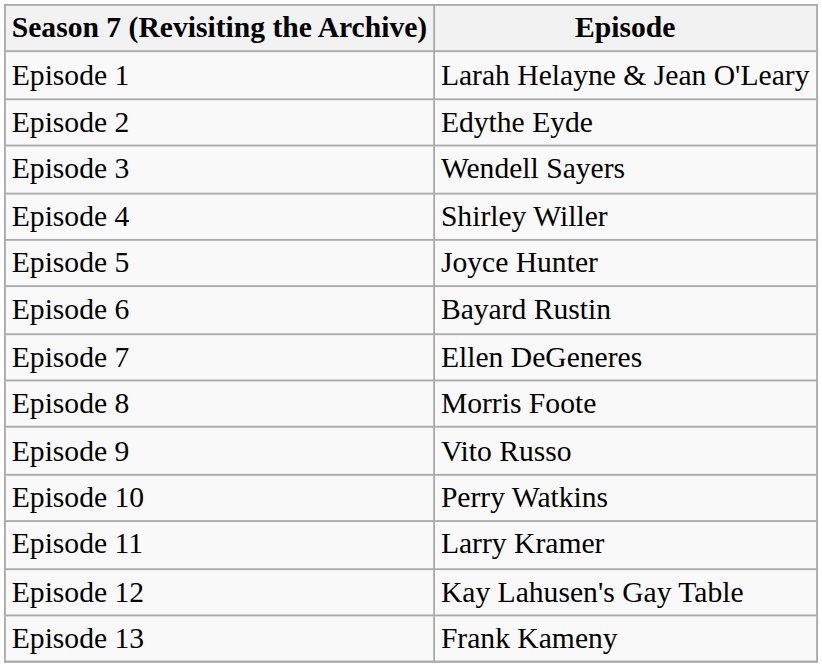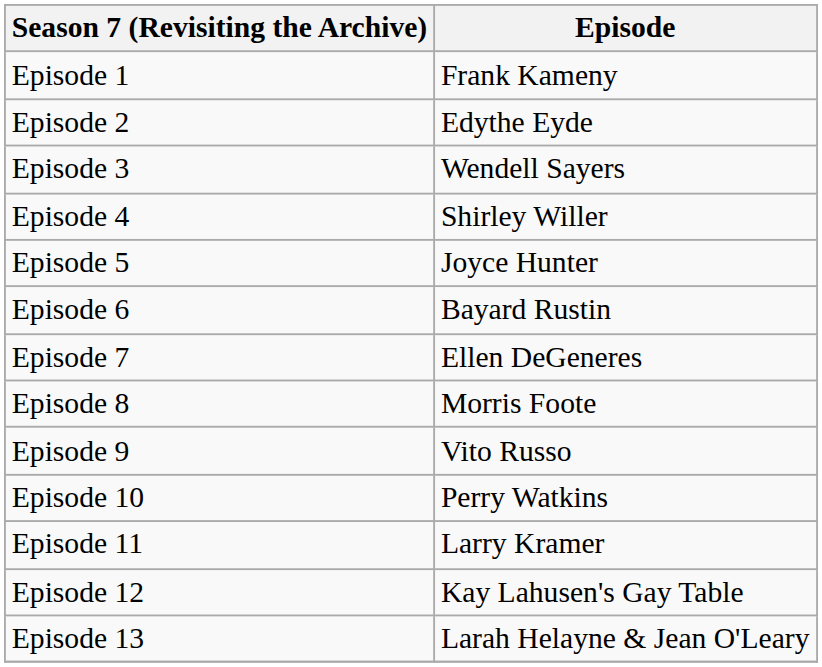(625, 74) Larah Helayne & Jean O'Leary -> (529, 74) Frank Kameny
(529, 638) Frank Kameny -> (625, 638) Larah Helayne & Jean O'Leary
